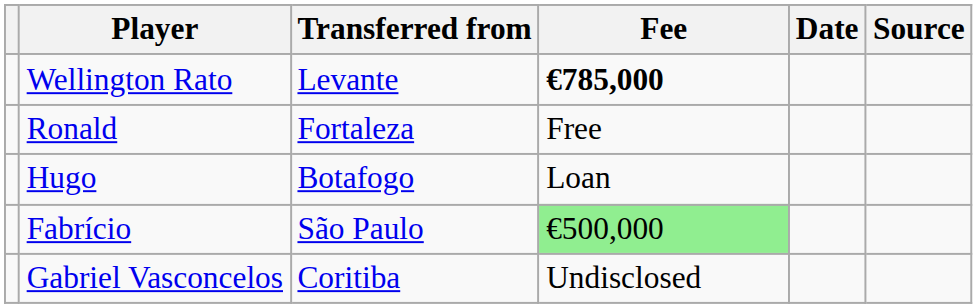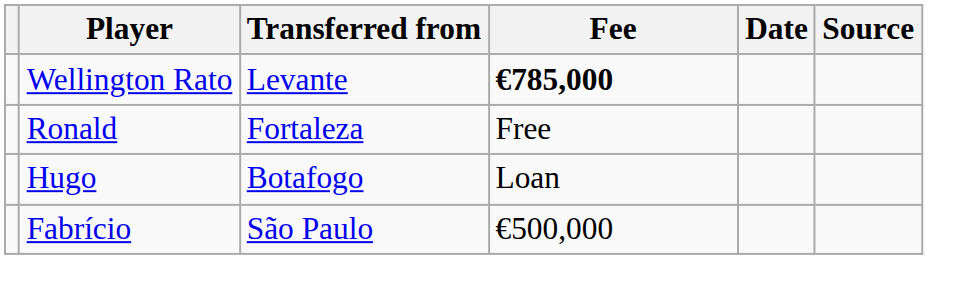(605, 228) lightgreen background -> (554, 228) no background
- row: (155, 278)
